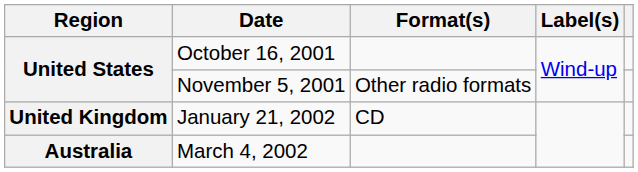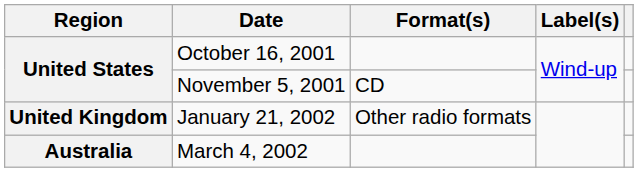(443, 85) Other radio formats -> (370, 85) CD
(370, 118) CD -> (443, 118) Other radio formats
